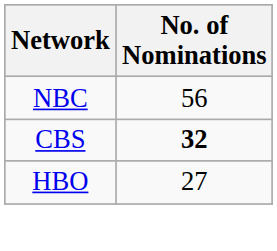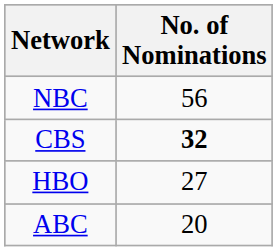+ row: (60, 223)
